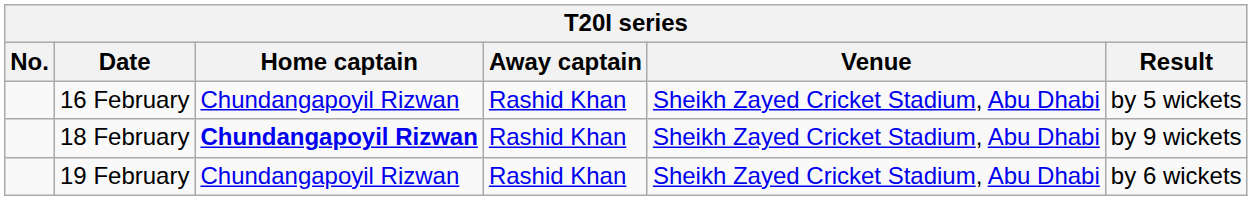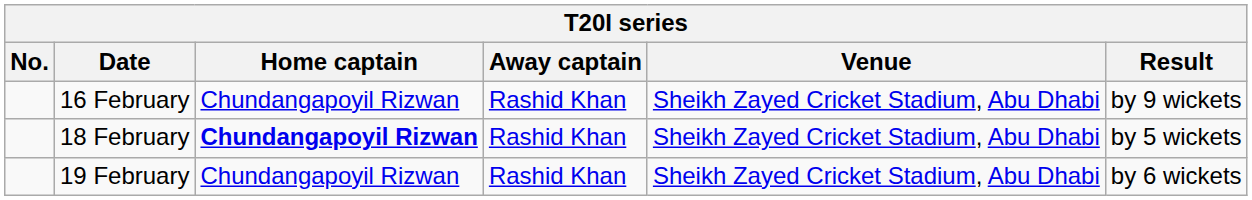(1176, 99) by 5 wickets -> (1176, 99) by 9 wickets
(1176, 137) by 9 wickets -> (1176, 137) by 5 wickets
